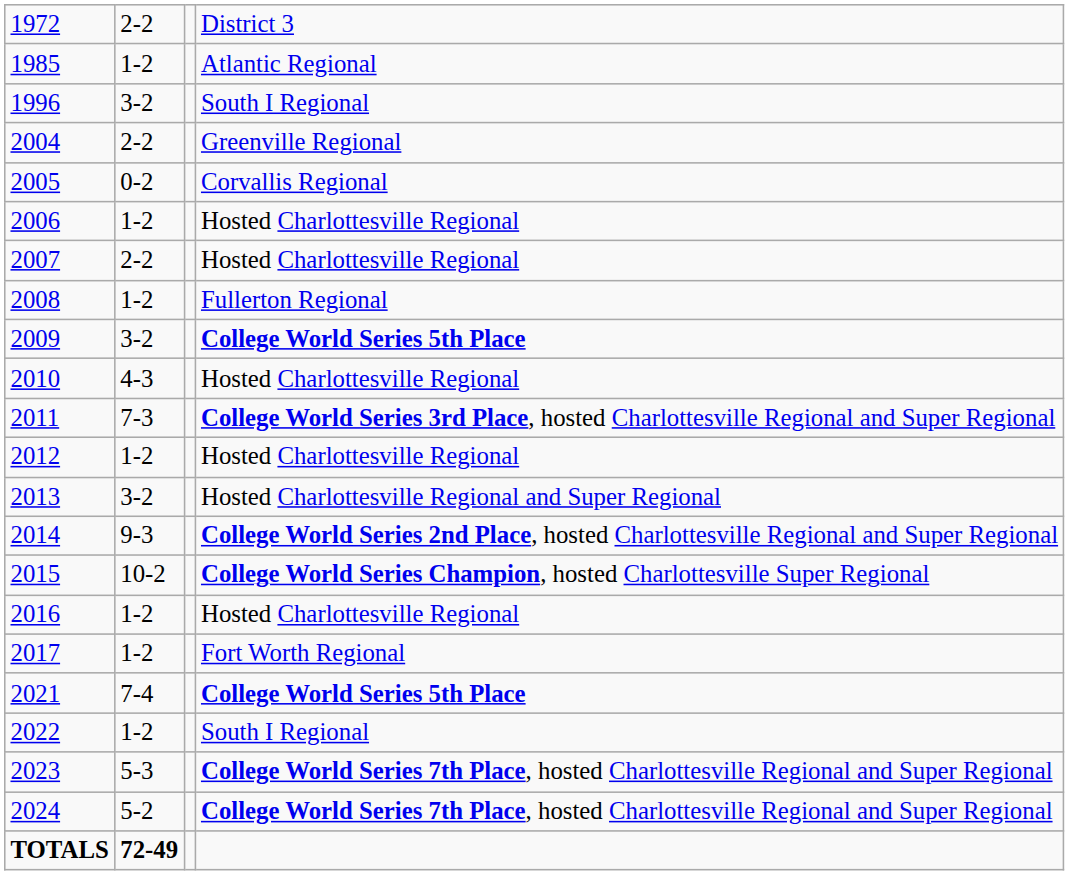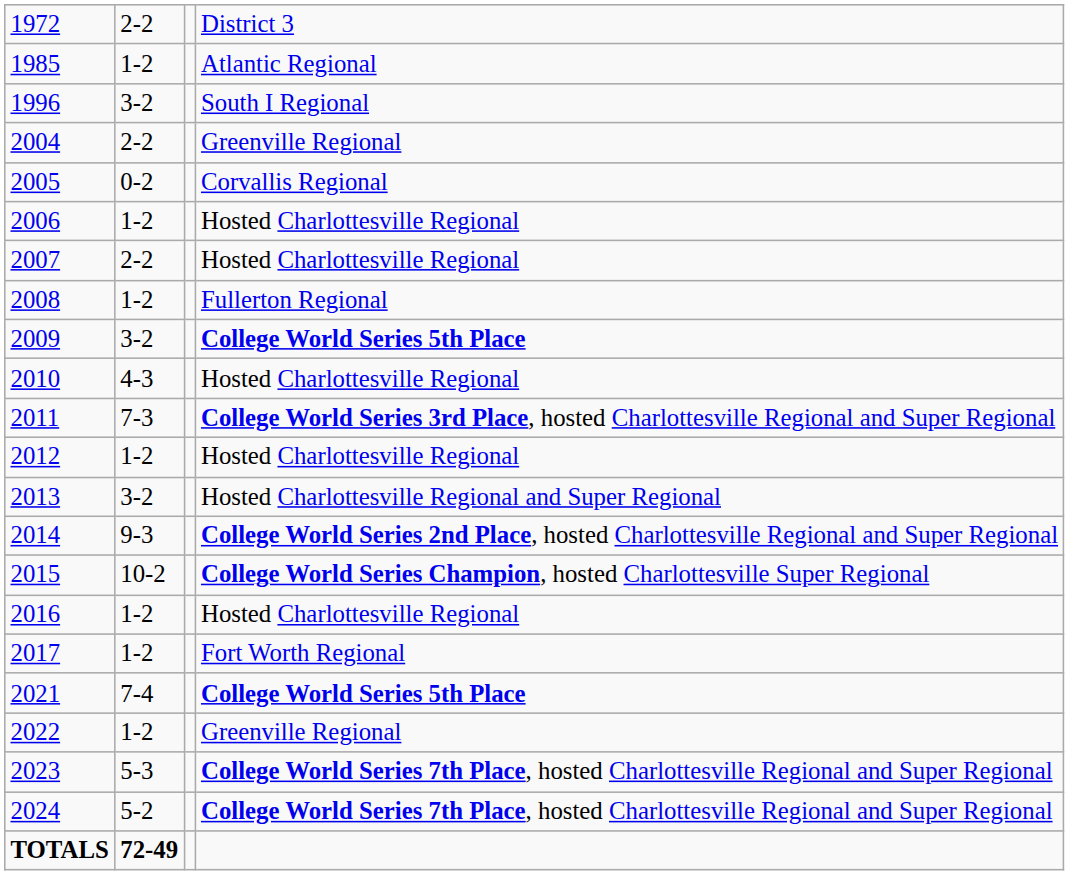(285, 732) South I Regional -> (301, 732) Greenville Regional
